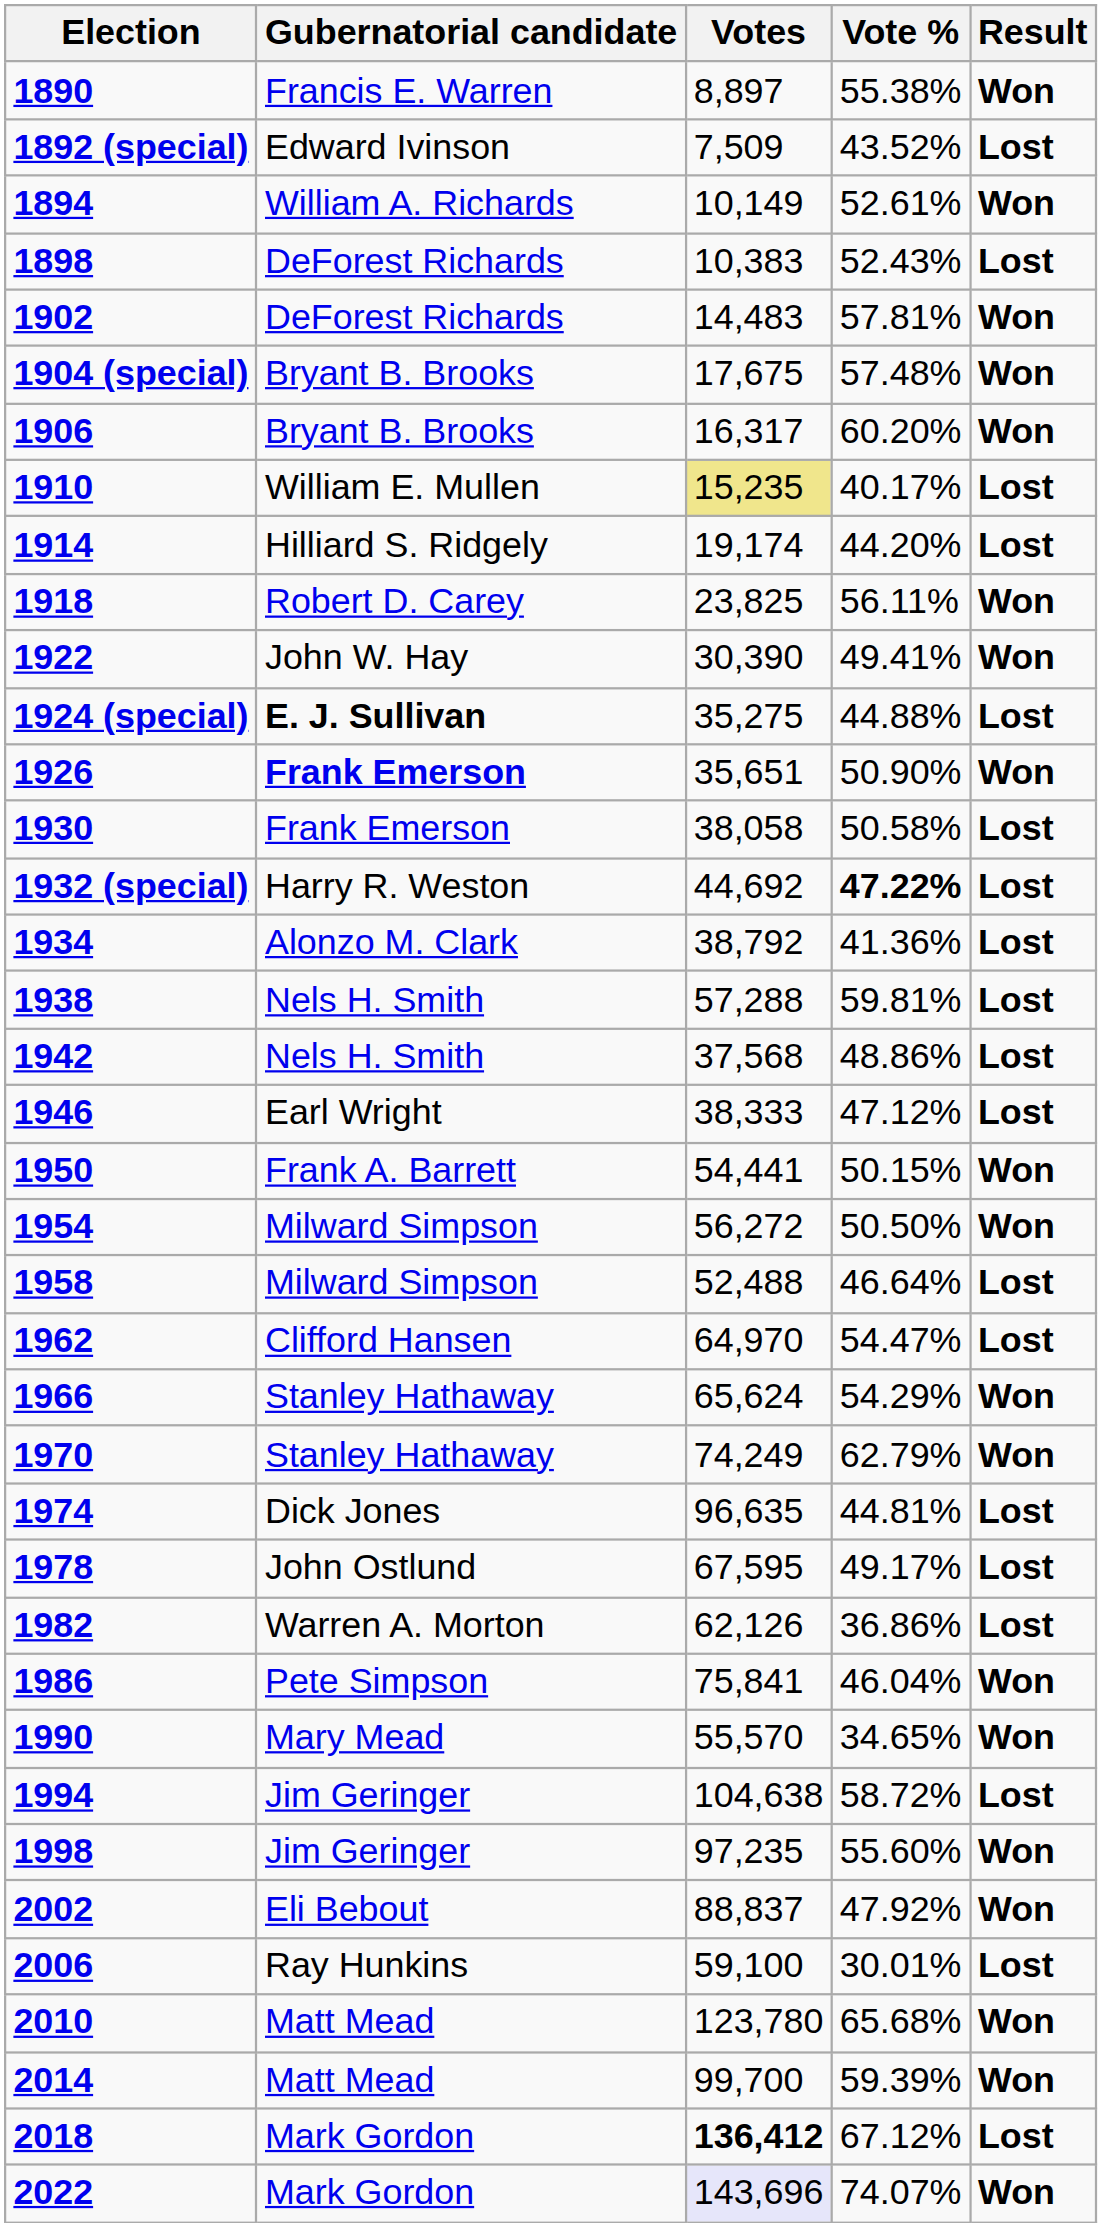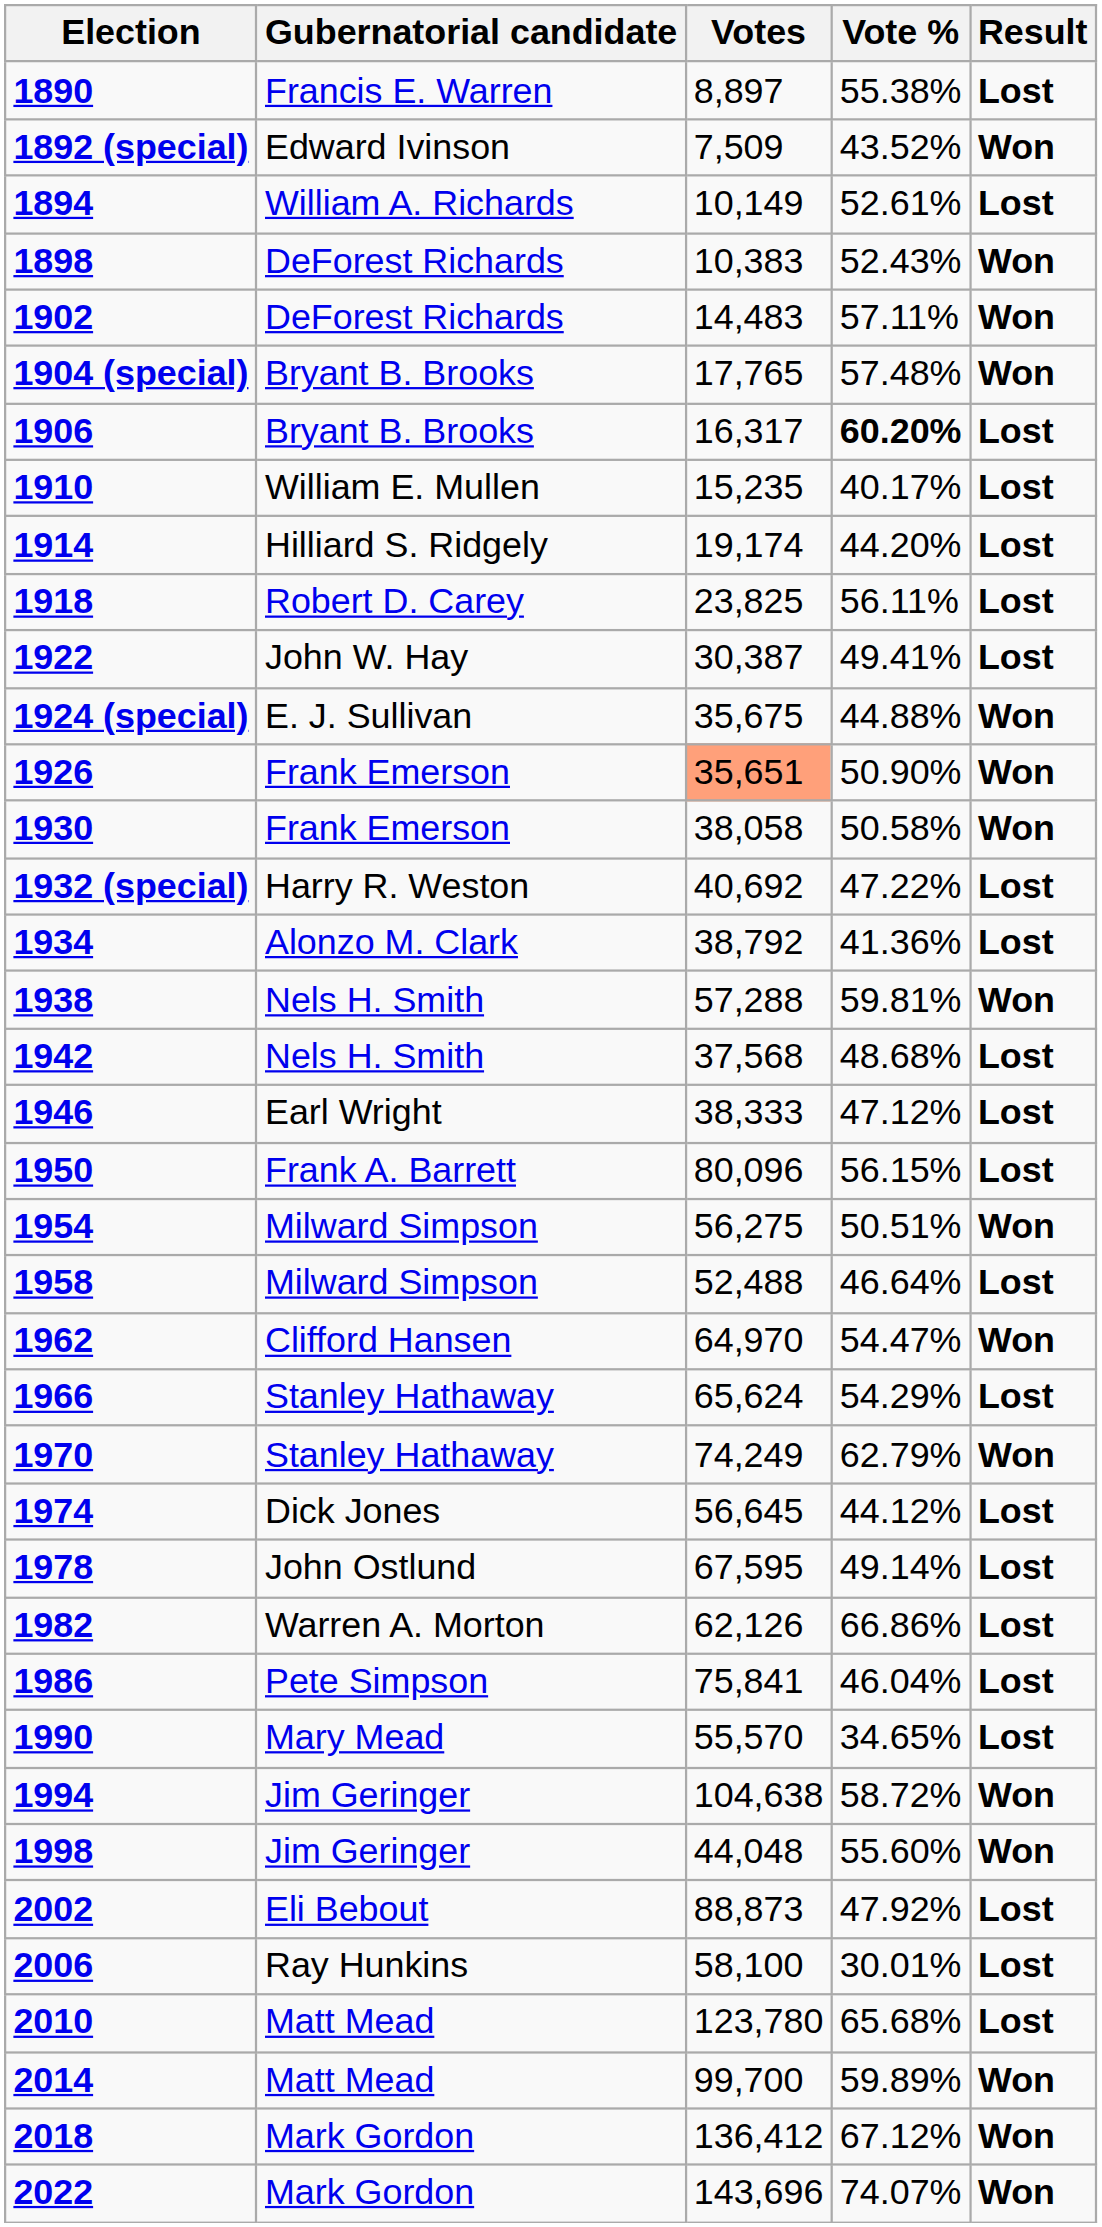(1016, 89) Won -> (1016, 89) Lost
(1016, 146) Lost -> (1016, 146) Won
(1016, 203) Won -> (1016, 203) Lost
(1016, 260) Lost -> (1016, 260) Won
(901, 317) 57.81% -> (899, 317) 57.11%
(749, 373) 17,675 -> (749, 373) 17,765
(901, 430) normal -> (901, 430) bold
(1016, 430) Won -> (1016, 430) Lost
(749, 487) khaki background -> (749, 487) no background
(1016, 601) Won -> (1016, 601) Lost
(749, 658) 30,390 -> (749, 658) 30,387
(1016, 658) Won -> (1016, 658) Lost
(376, 715) bold -> (369, 714) normal
(749, 714) 35,275 -> (749, 714) 35,675
(1016, 715) Lost -> (1016, 715) Won
(395, 771) bold -> (387, 771) normal
(749, 771) no background -> (749, 771) lightsalmon background
(1016, 828) Lost -> (1016, 828) Won
(749, 885) 44,692 -> (749, 885) 40,692
(901, 885) bold -> (901, 885) normal
(1016, 999) Lost -> (1016, 999) Won
(901, 1056) 48.86% -> (901, 1056) 48.68%
(749, 1169) 54,441 -> (749, 1169) 80,096
(901, 1169) 50.15% -> (901, 1169) 56.15%
(1016, 1169) Won -> (1016, 1169) Lost
(749, 1226) 56,272 -> (749, 1226) 56,275
(901, 1226) 50.50% -> (901, 1226) 50.51%
(1016, 1340) Lost -> (1016, 1340) Won
(1016, 1397) Won -> (1016, 1397) Lost
(749, 1510) 96,635 -> (749, 1510) 56,645
(901, 1510) 44.81% -> (901, 1510) 44.12%
(901, 1567) 49.17% -> (901, 1567) 49.14%
(901, 1624) 36.86% -> (901, 1624) 66.86%
(1016, 1681) Won -> (1016, 1681) Lost
(1016, 1738) Won -> (1016, 1738) Lost
(1016, 1794) Lost -> (1016, 1794) Won
(749, 1851) 97,235 -> (749, 1851) 44,048
(749, 1908) 88,837 -> (749, 1908) 88,873
(1016, 1908) Won -> (1016, 1908) Lost
(749, 1965) 59,100 -> (749, 1965) 58,100
(1016, 2022) Won -> (1016, 2022) Lost
(901, 2079) 59.39% -> (901, 2079) 59.89%
(759, 2136) bold -> (759, 2136) normal
(1016, 2136) Lost -> (1016, 2136) Won
(759, 2192) lavender background -> (759, 2192) no background
